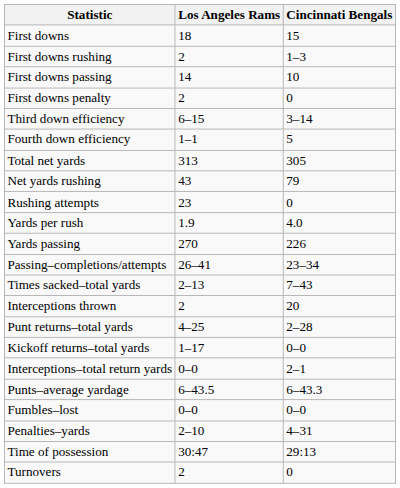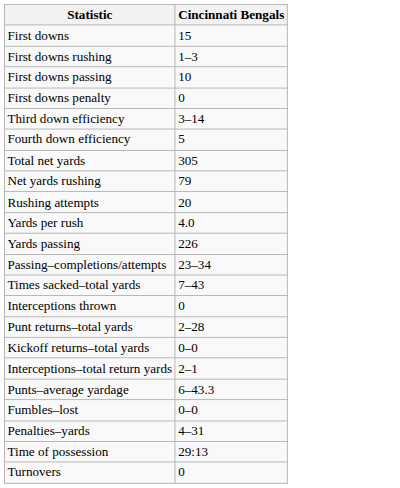- column: (229, 14)
(290, 202) 0 -> (185, 202) 20
(293, 306) 20 -> (181, 306) 0
